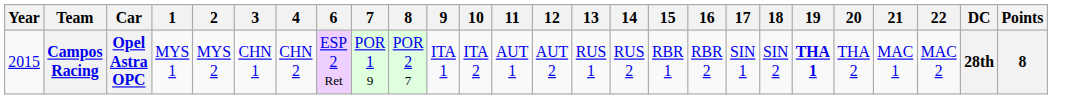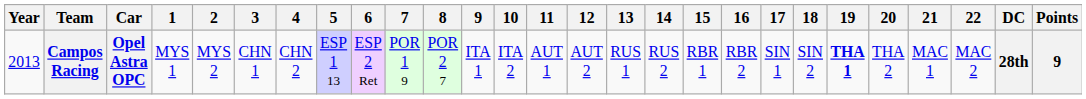+ column: (334, 17)
(24, 61) 2015 -> (24, 61) 2013
(1022, 61) 8 -> (1057, 61) 9
